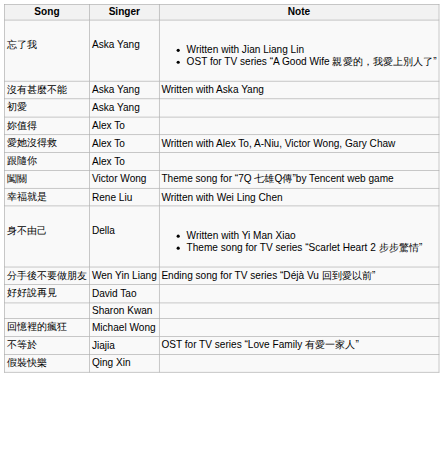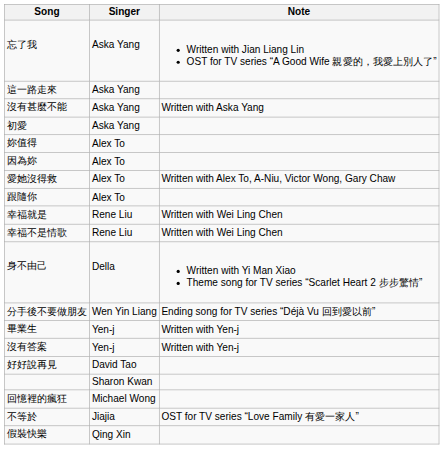+ row: (32, 89)
+ row: (22, 161)
- row: (17, 179)
+ row: (37, 232)
+ row: (22, 329)
+ row: (27, 347)
